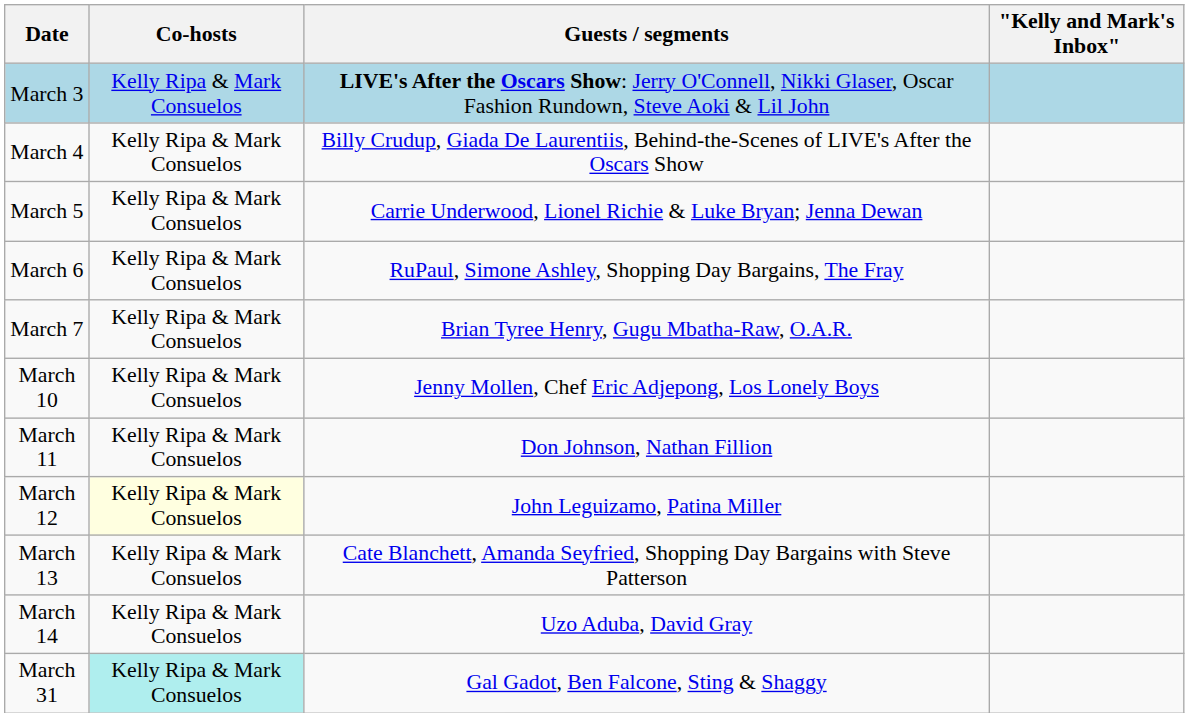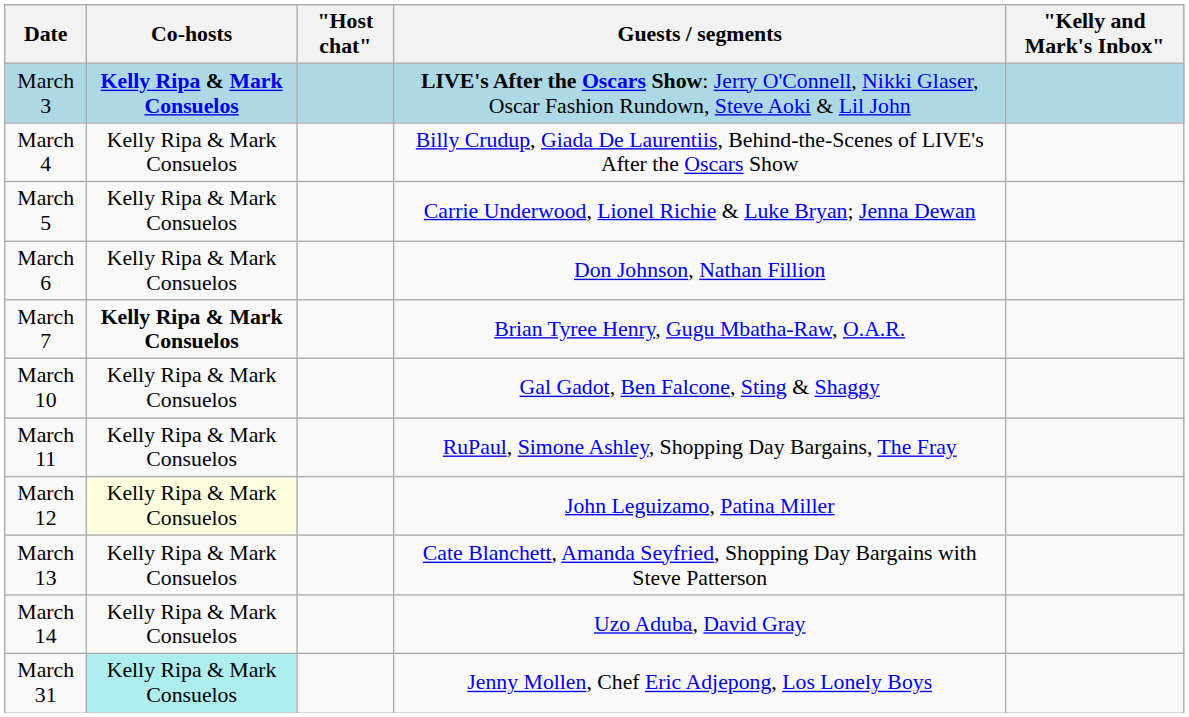+ column: (345, 33)
(196, 92) normal -> (192, 92) bold
(647, 269) RuPaul, Simone Ashley, Shopping Day Bargains, The Fray -> (700, 269) Don Johnson, Nathan Fillion
(196, 328) normal -> (192, 328) bold
(647, 387) Jenny Mollen, Chef Eric Adjepong, Los Lonely Boys -> (700, 387) Gal Gadot, Ben Falcone, Sting & Shaggy
(647, 446) Don Johnson, Nathan Fillion -> (700, 446) RuPaul, Simone Ashley, Shopping Day Bargains, The Fray
(647, 682) Gal Gadot, Ben Falcone, Sting & Shaggy -> (700, 682) Jenny Mollen, Chef Eric Adjepong, Los Lonely Boys
